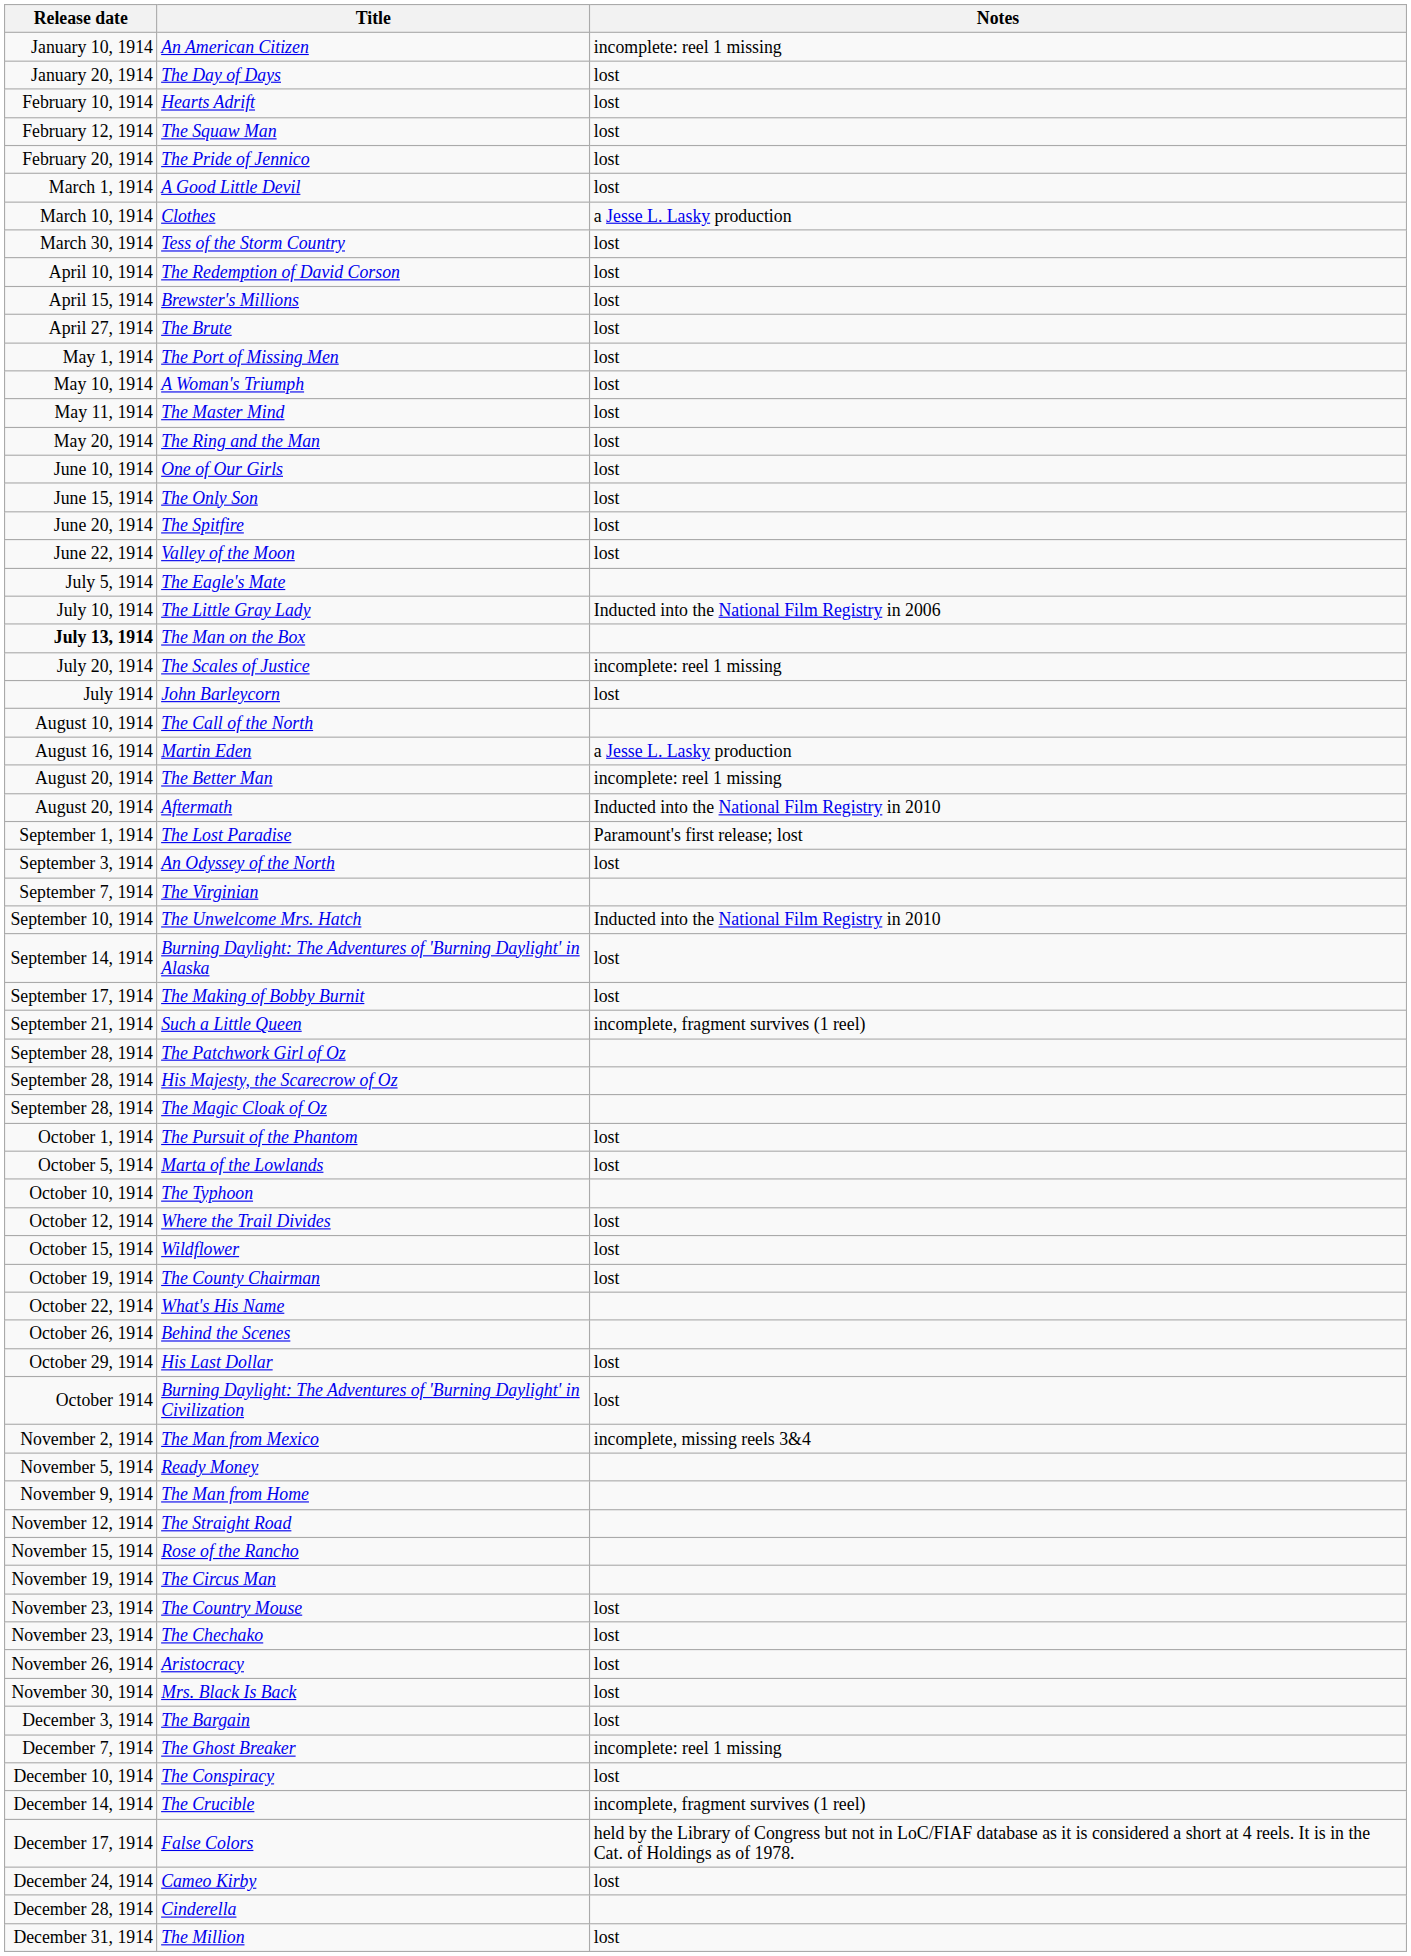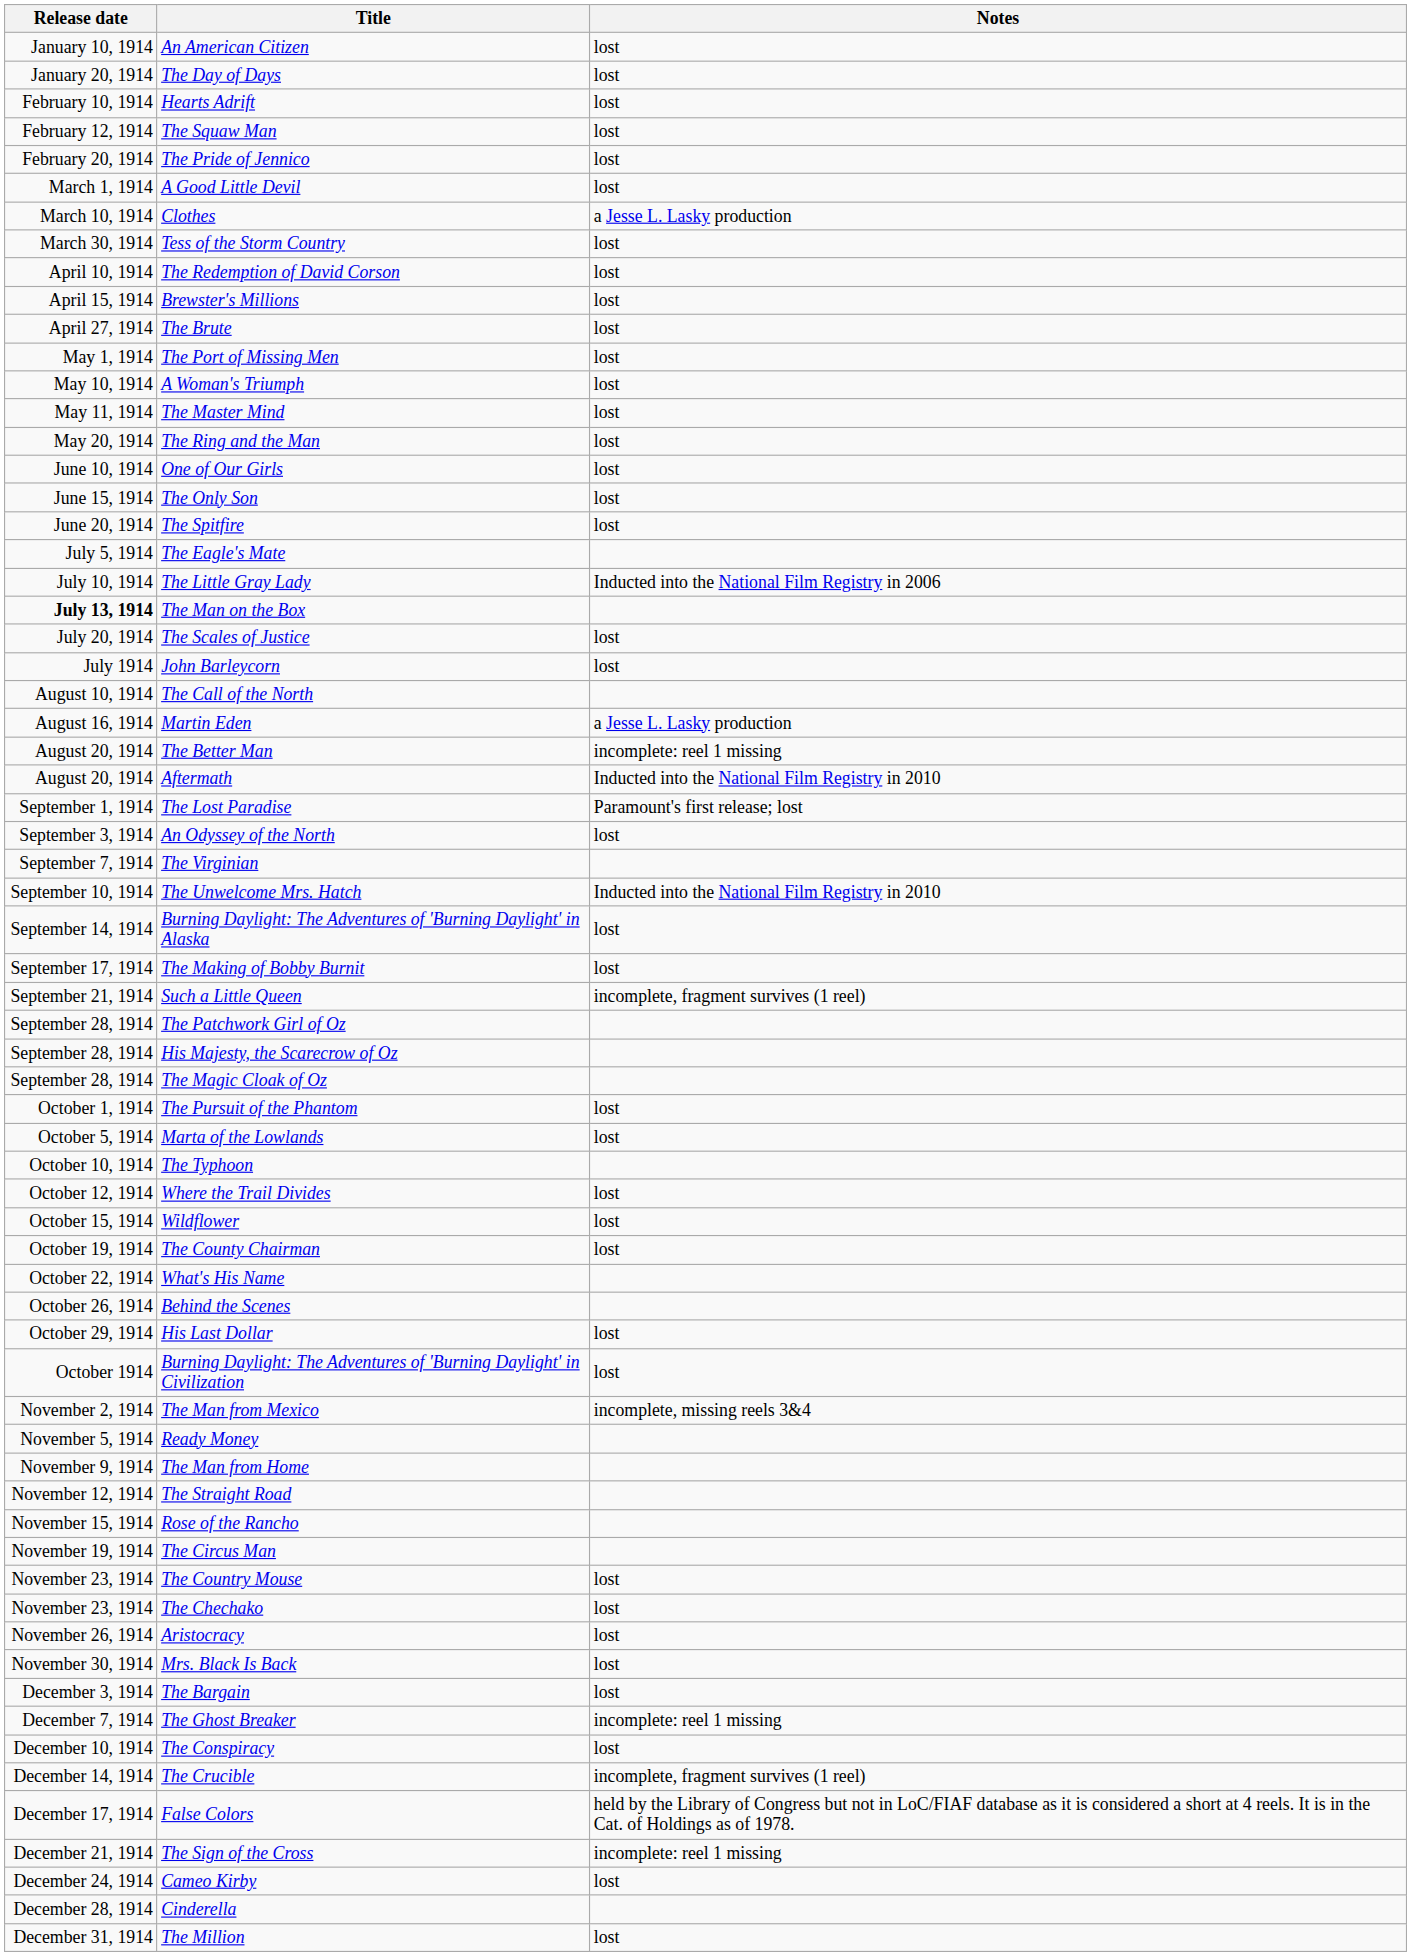(688, 46) incomplete: reel 1 missing -> (607, 46) lost
- row: (228, 553)
(688, 666) incomplete: reel 1 missing -> (607, 638) lost
+ row: (237, 1852)
